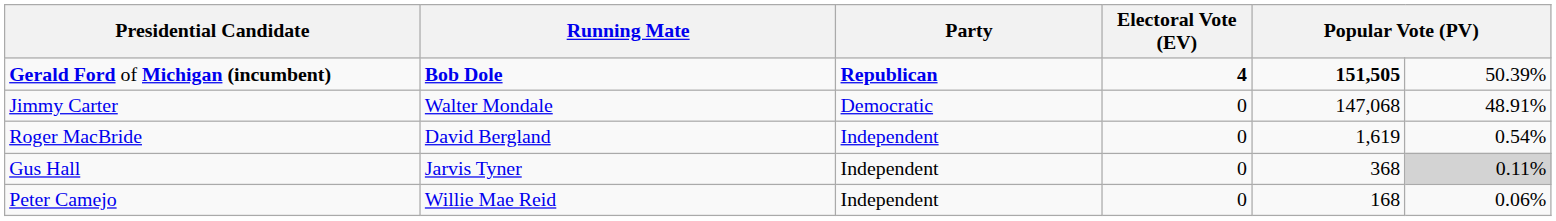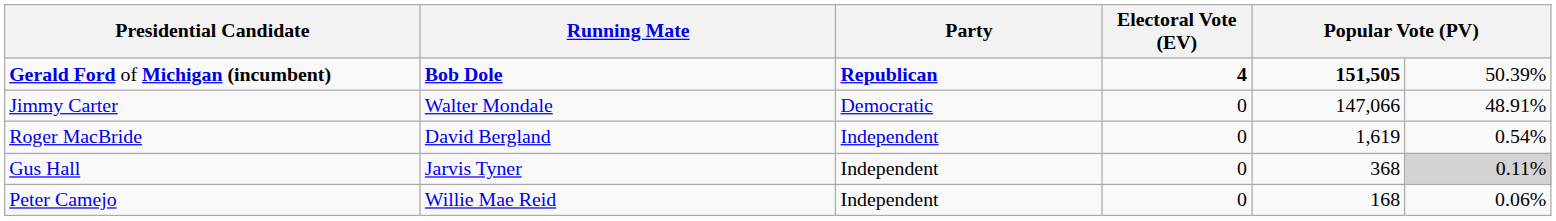(1368, 105) 147,068 -> (1368, 105) 147,066
